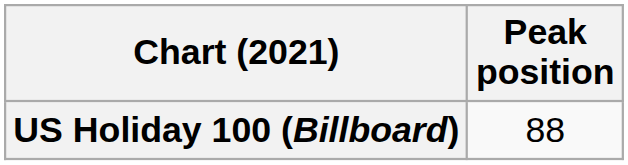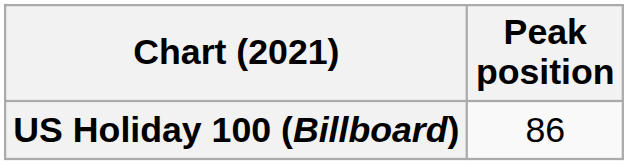(545, 129) 88 -> (545, 129) 86
